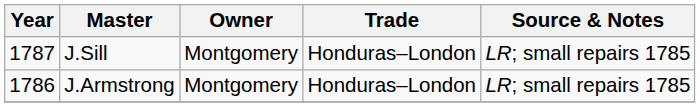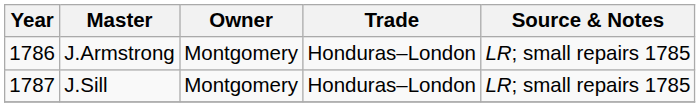rows swapped: (120, 85) <-> (86, 53)
